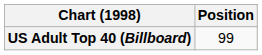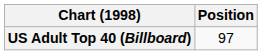(226, 38) 99 -> (226, 38) 97
